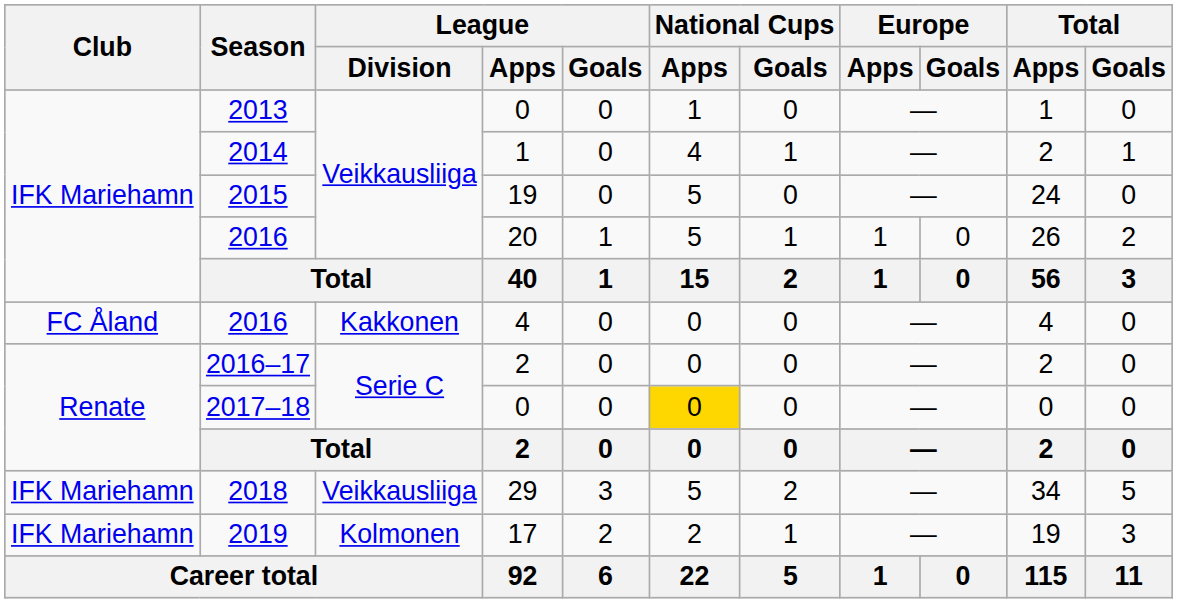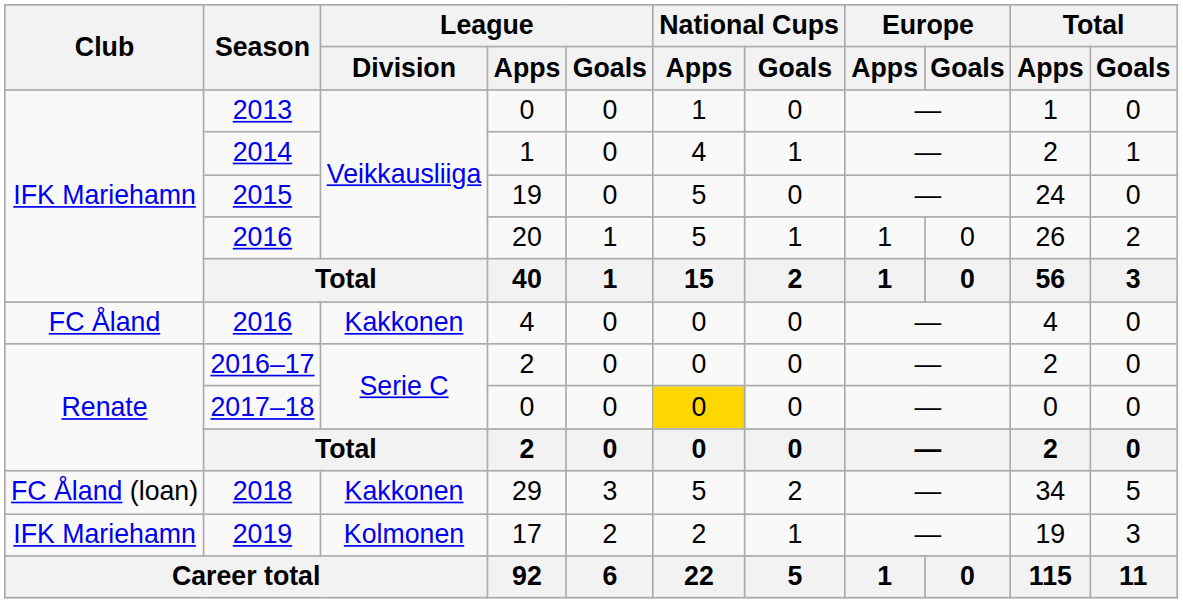(102, 491) IFK Mariehamn -> (105, 491) FC Åland (loan)
(400, 491) Veikkausliiga -> (404, 491) Kakkonen
